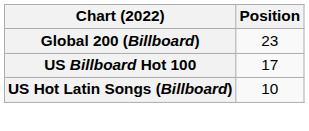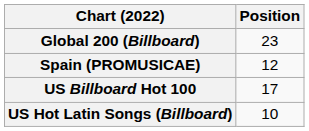+ row: (120, 65)
